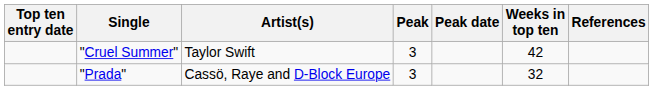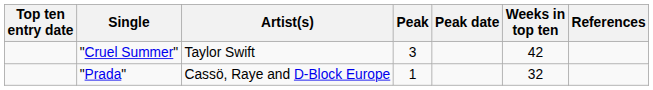(413, 74) 3 -> (413, 74) 1
